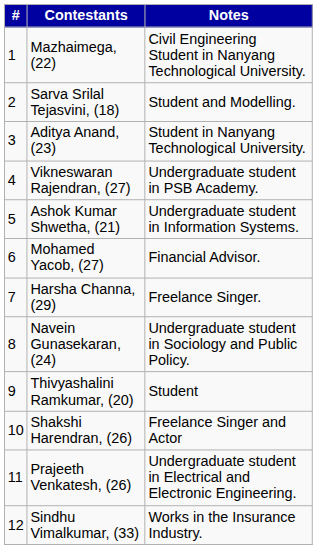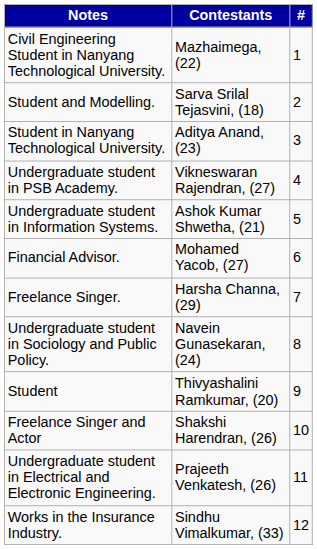columns swapped: (16, 15) <-> (229, 15)
